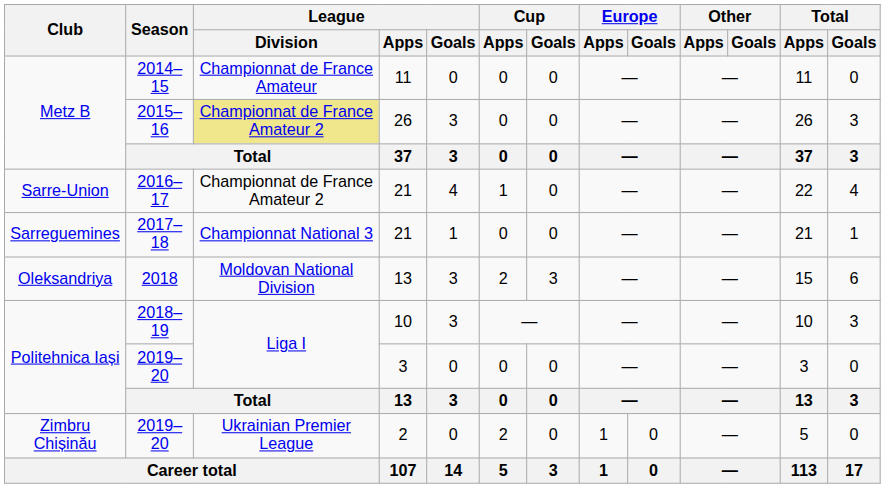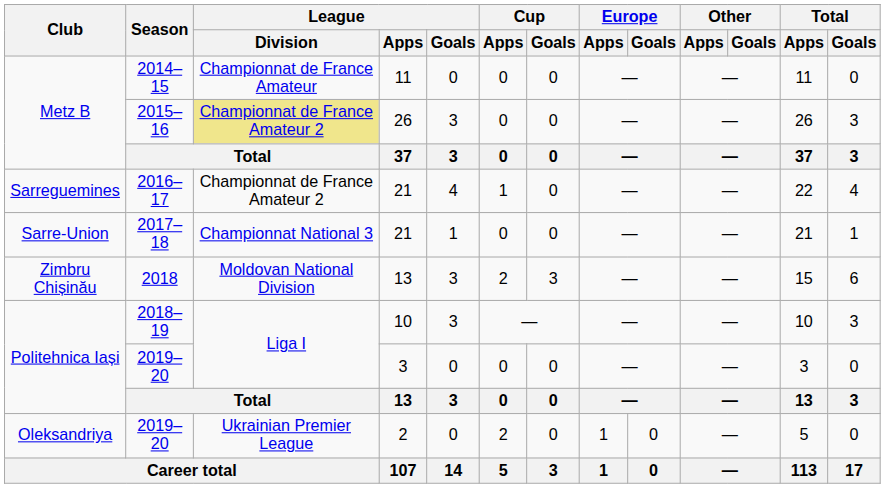(65, 190) Sarre-Union -> (65, 190) Sarreguemines
(65, 234) Sarreguemines -> (65, 234) Sarre-Union
(65, 278) Oleksandriya -> (65, 278) Zimbru Chișinău
(65, 435) Zimbru Chișinău -> (65, 435) Oleksandriya
